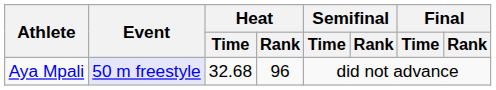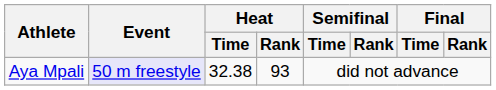(230, 72) 32.68 -> (230, 72) 32.38
(280, 72) 96 -> (280, 72) 93
